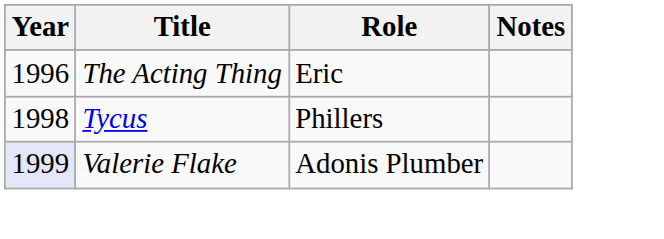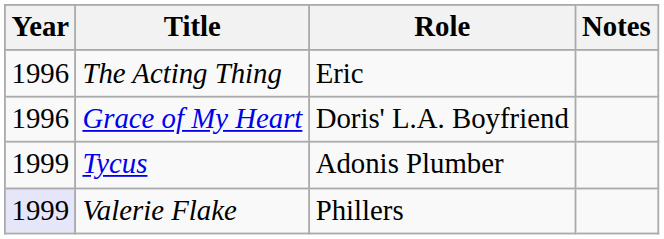+ row: (192, 118)
(40, 118) 1998 -> (40, 164) 1999
(339, 118) Phillers -> (410, 164) Adonis Plumber
(389, 164) Adonis Plumber -> (360, 210) Phillers
